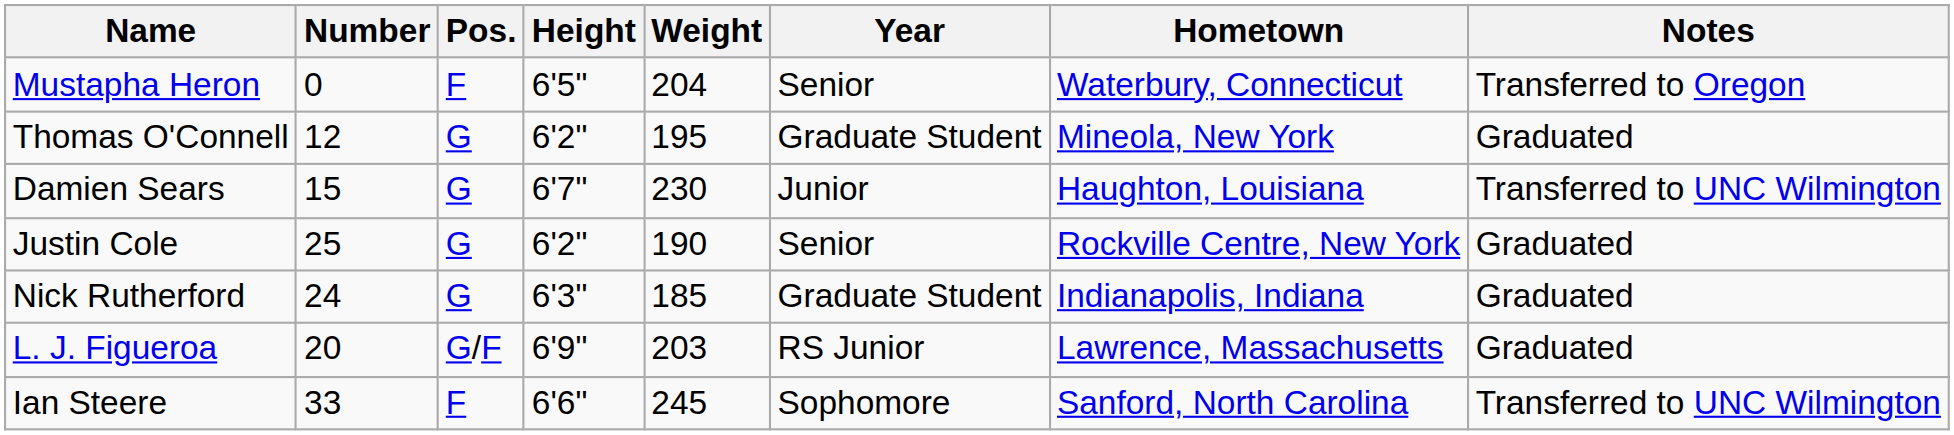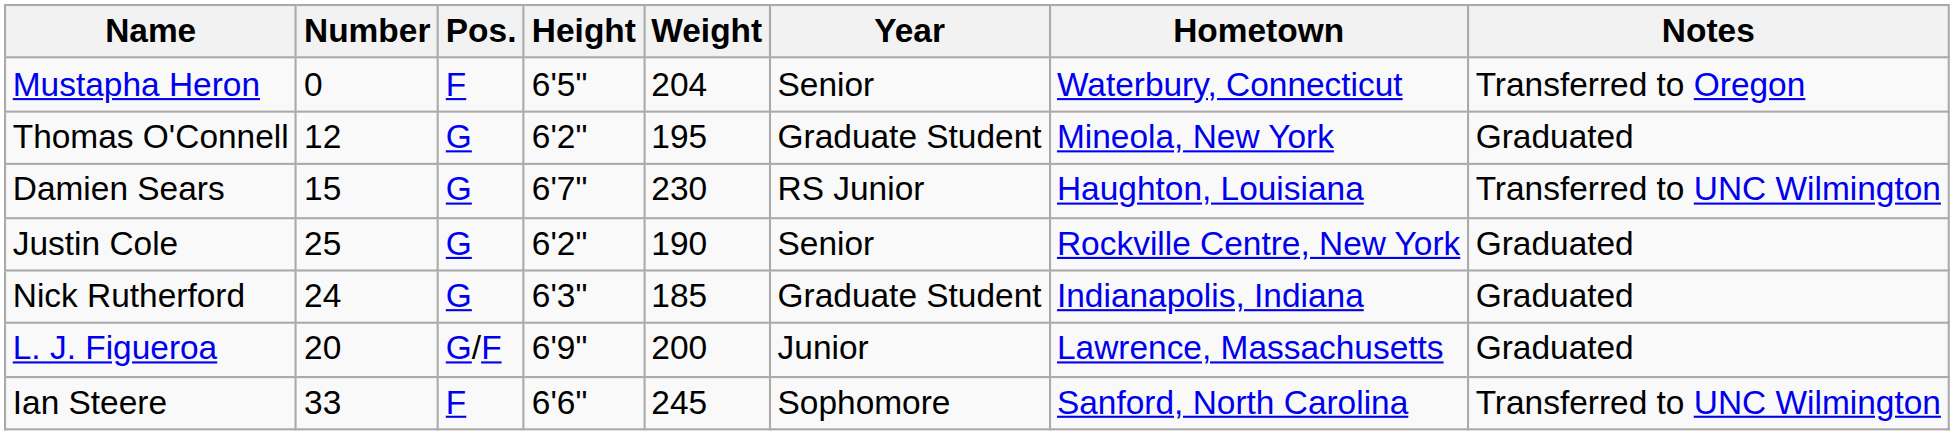(823, 190) Junior -> (851, 190) RS Junior
(679, 349) 203 -> (679, 349) 200
(851, 349) RS Junior -> (823, 349) Junior
